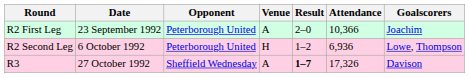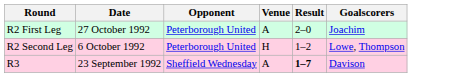- column: (355, 13)
(120, 30) 23 September 1992 -> (114, 30) 27 October 1992
(114, 64) 27 October 1992 -> (120, 64) 23 September 1992
